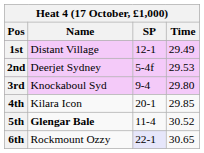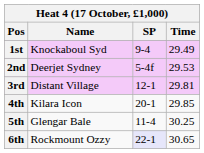(65, 49) Distant Village -> (69, 49) Knockaboul Syd
(146, 49) 12-1 -> (143, 49) 9-4
(69, 85) Knockaboul Syd -> (65, 85) Distant Village
(143, 85) 9-4 -> (146, 85) 12-1
(182, 85) 29.80 -> (182, 85) 29.81
(62, 121) bold -> (61, 121) normal
(182, 121) 30.52 -> (182, 121) 30.25
